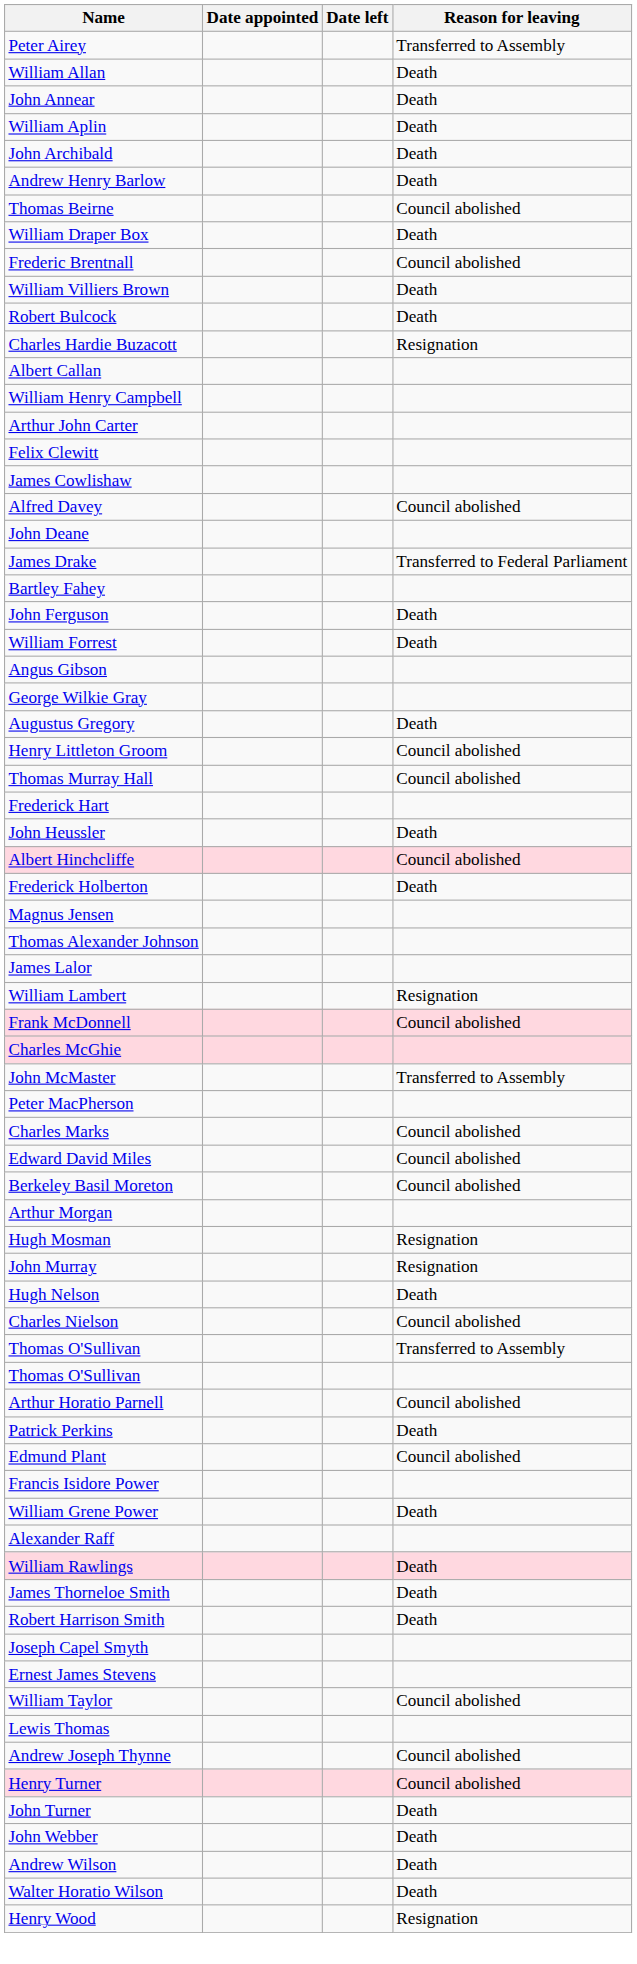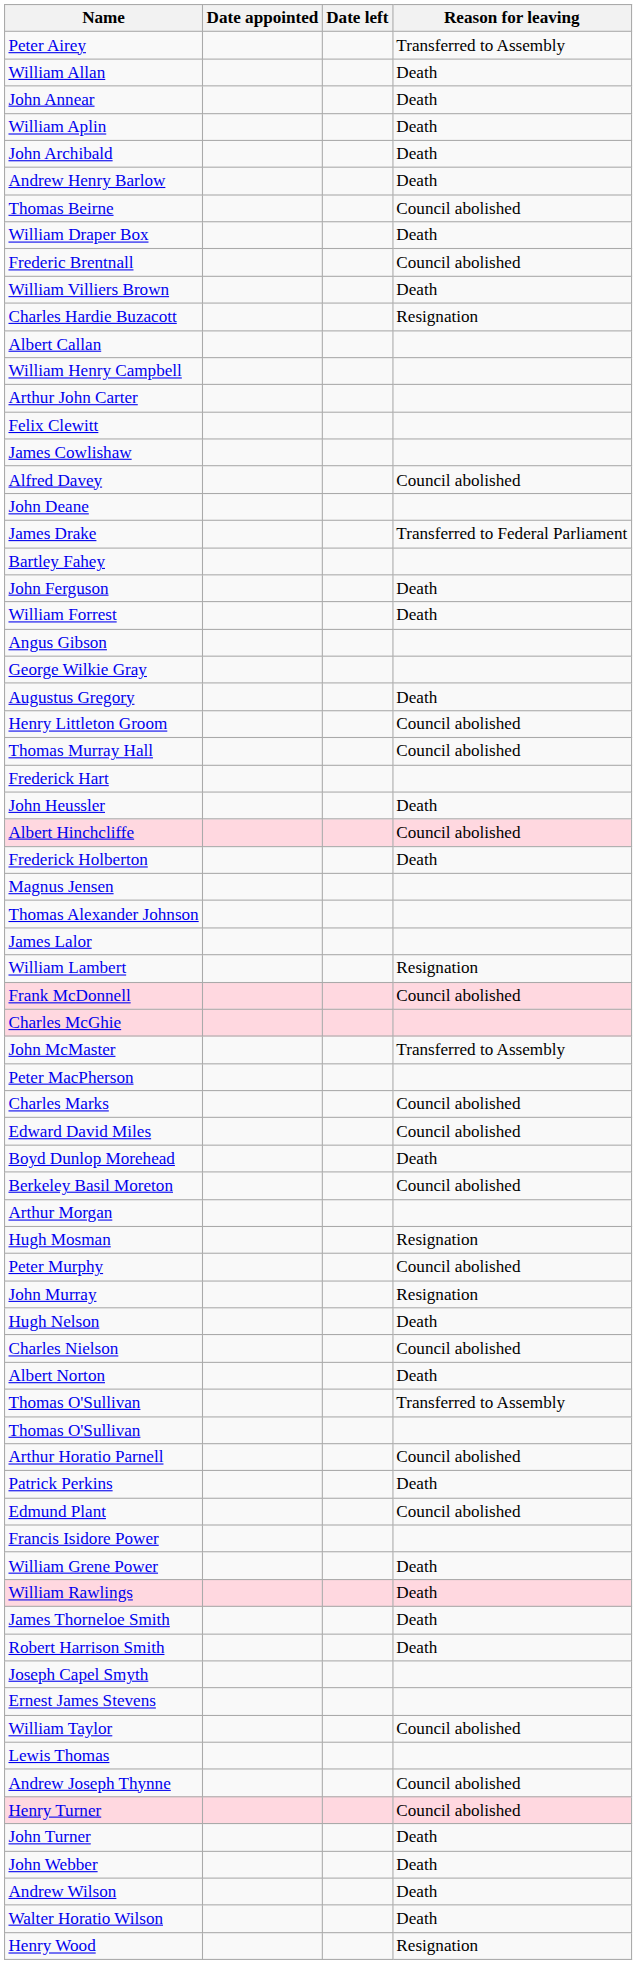- row: (62, 316)
+ row: (92, 1158)
+ row: (56, 1267)
+ row: (57, 1375)
- row: (61, 1538)
